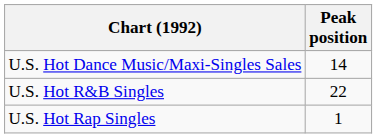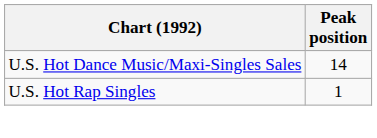- row: (86, 91)
